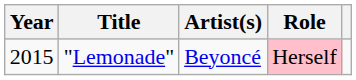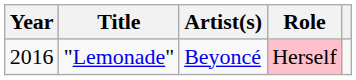(32, 56) 2015 -> (32, 56) 2016
